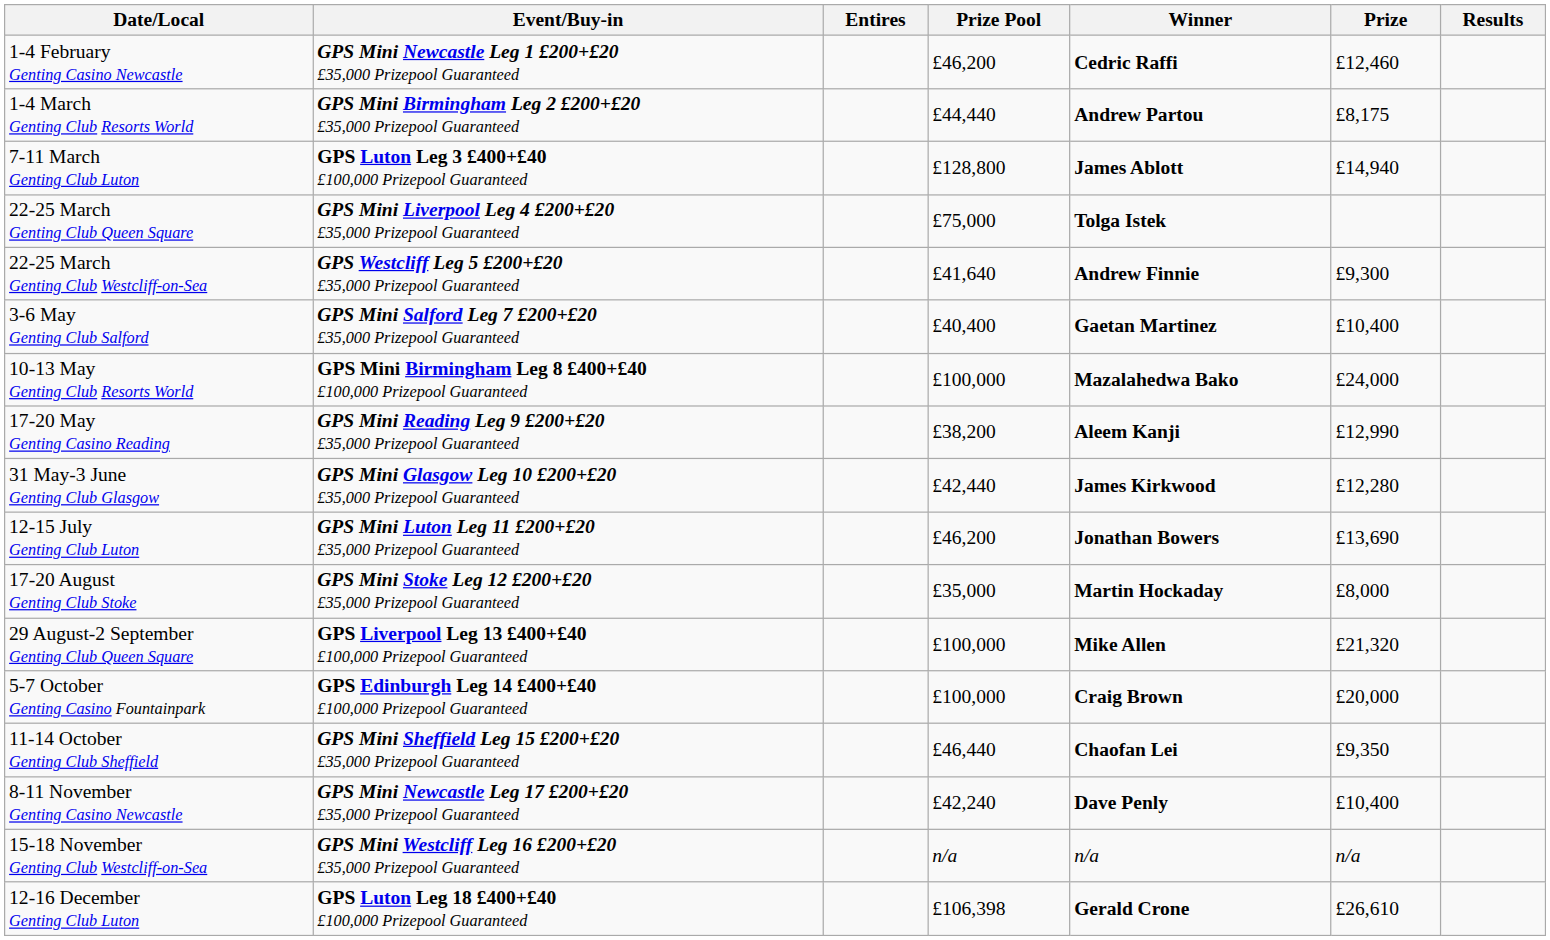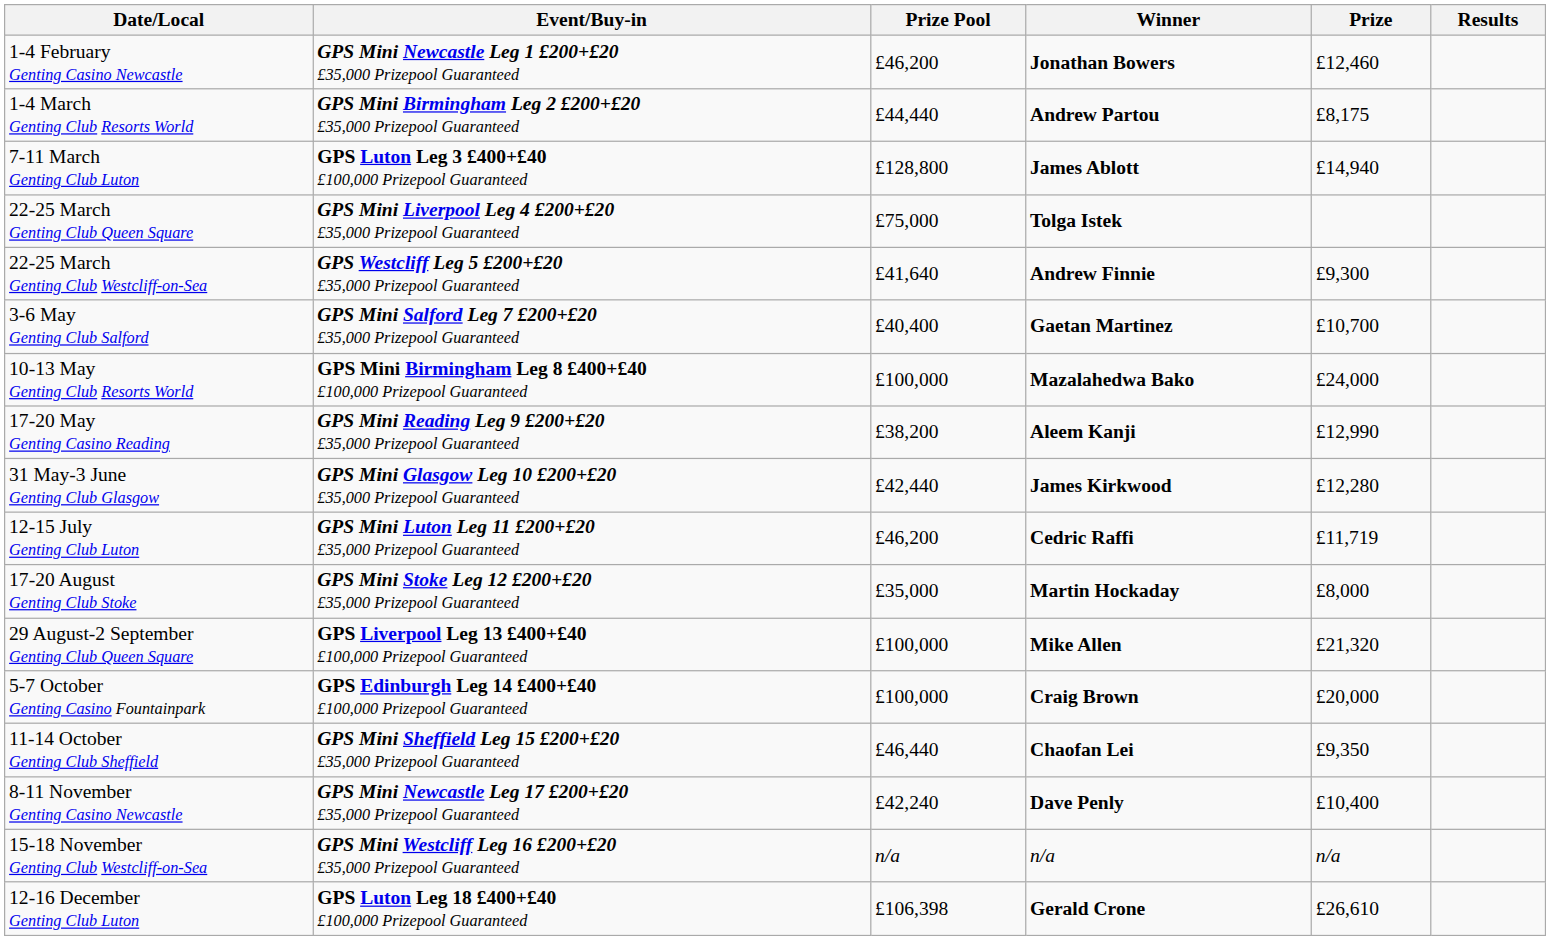- column: (875, 19)
(1126, 61) Cedric Raffi -> (1102, 61) Jonathan Bowers
(1367, 326) £10,400 -> (1347, 326) £10,700
(1147, 538) Jonathan Bowers -> (1082, 538) Cedric Raffi
(1367, 538) £13,690 -> (1347, 538) £11,719
